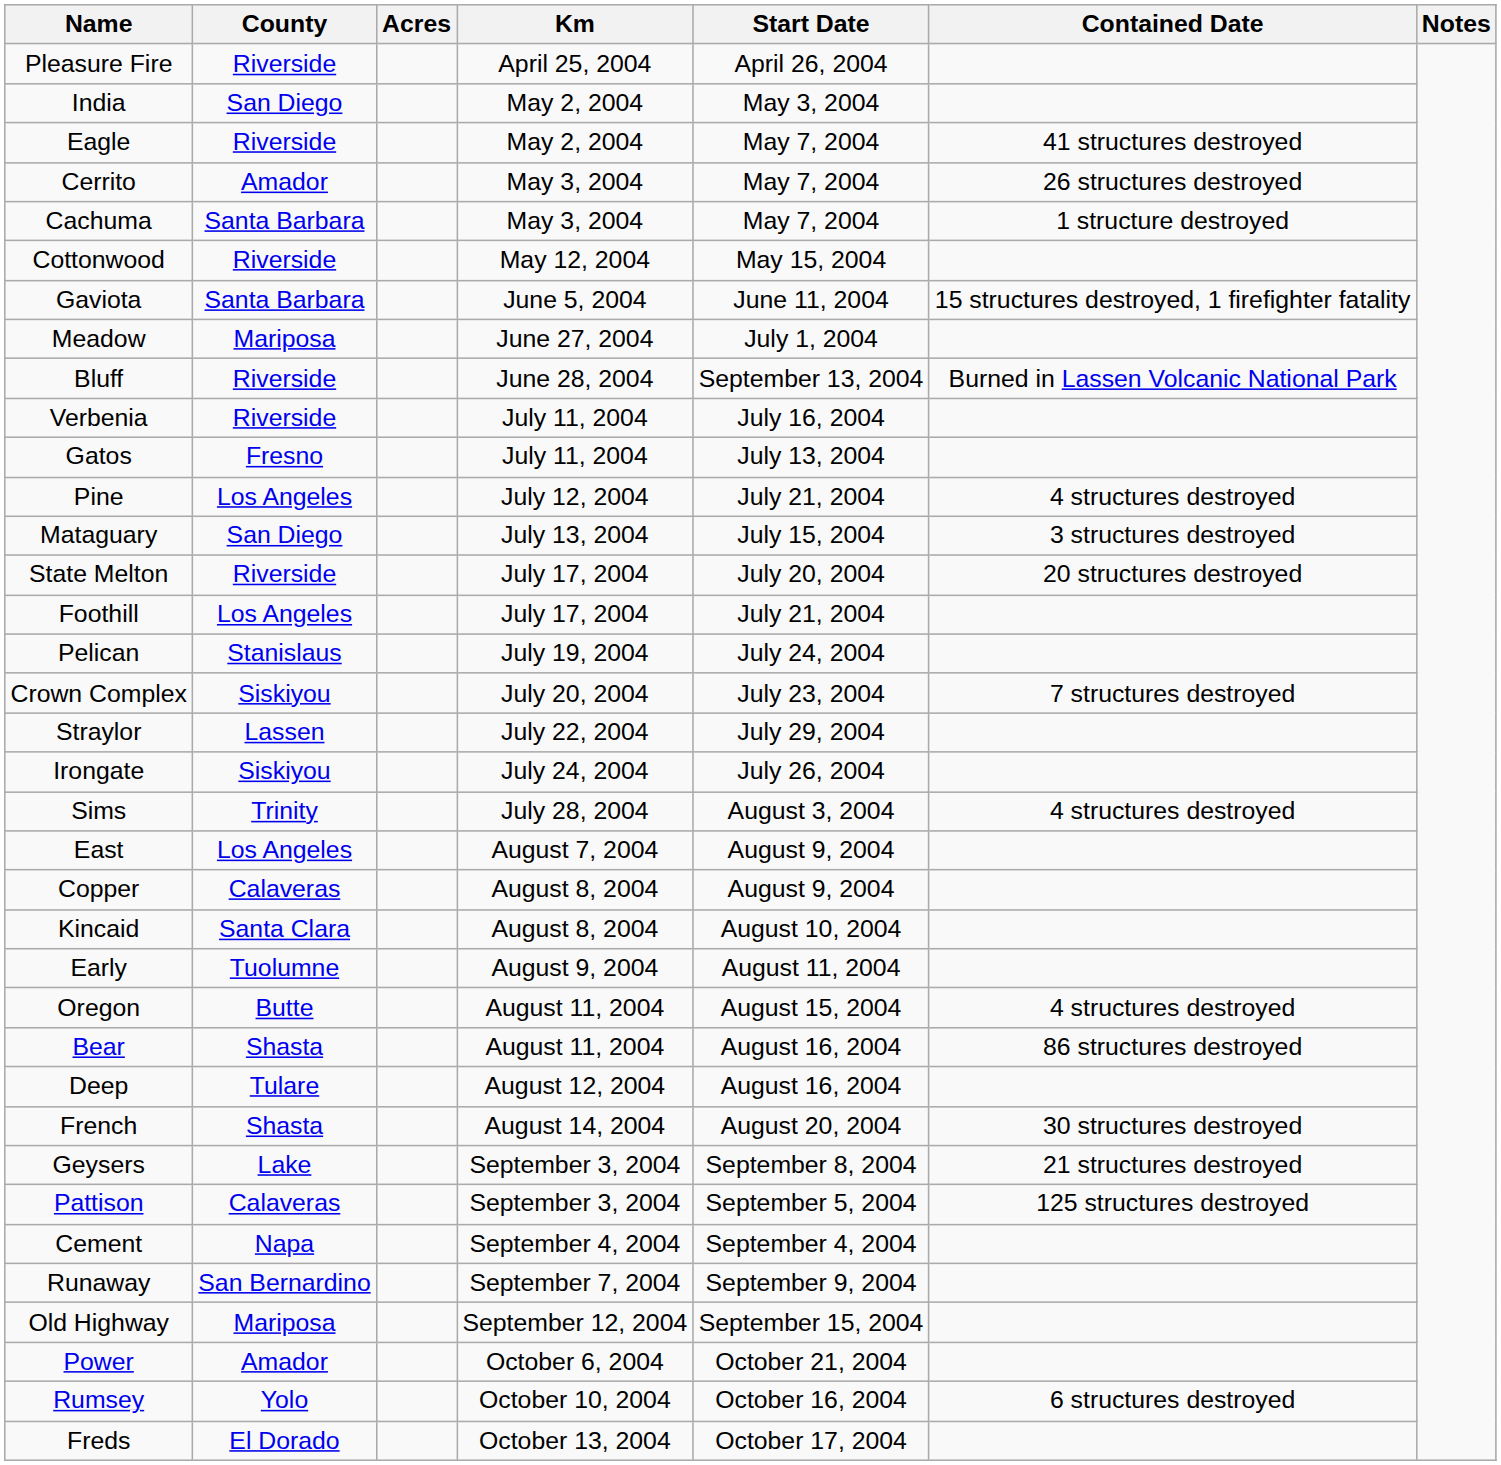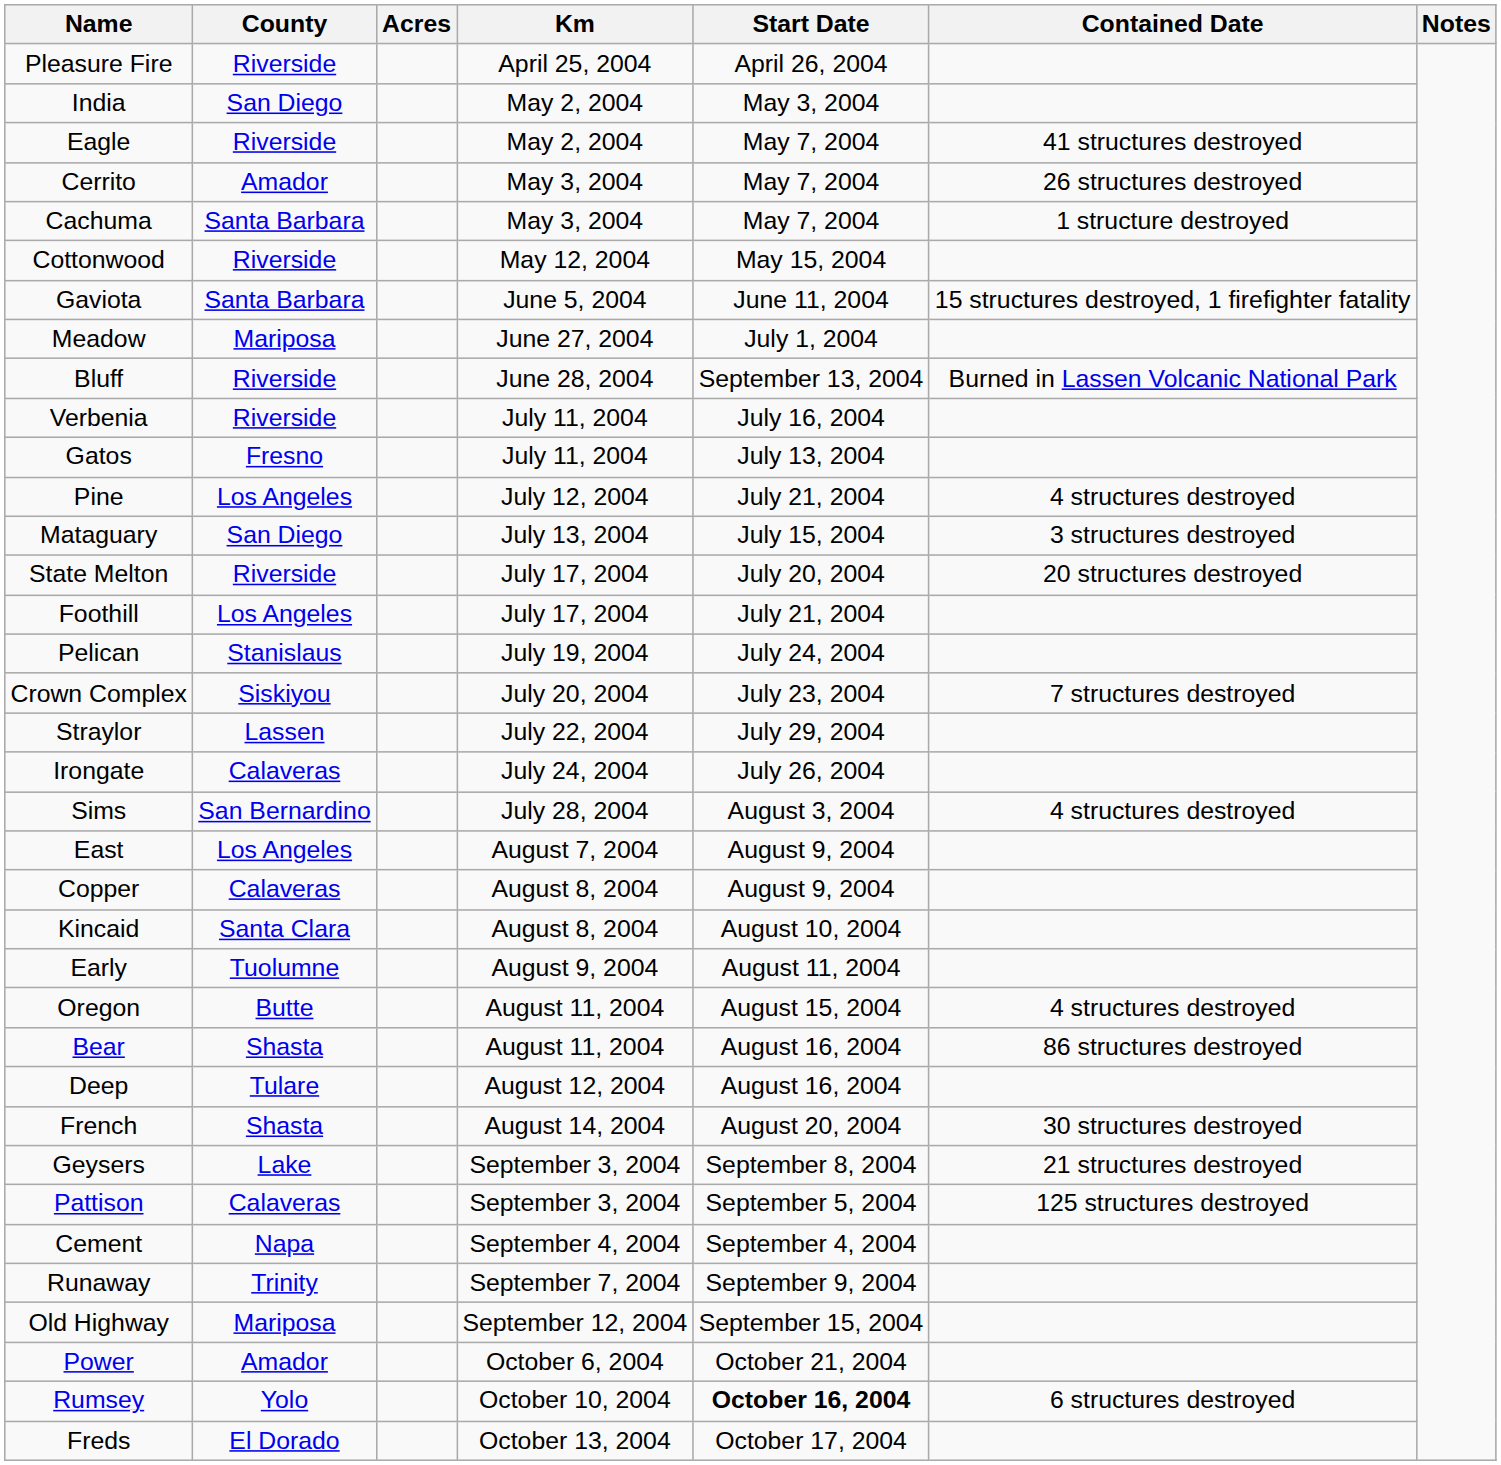(284, 771) Siskiyou -> (285, 771) Calaveras
(285, 810) Trinity -> (285, 810) San Bernardino
(285, 1282) San Bernardino -> (285, 1282) Trinity
(811, 1400) normal -> (811, 1400) bold
